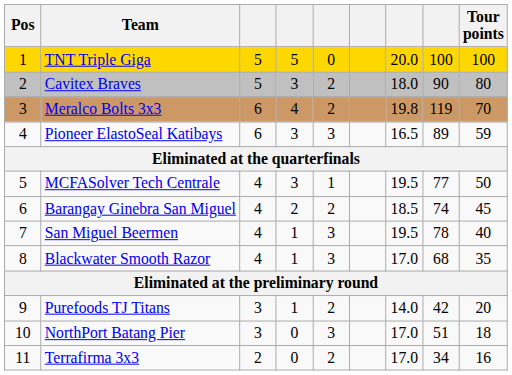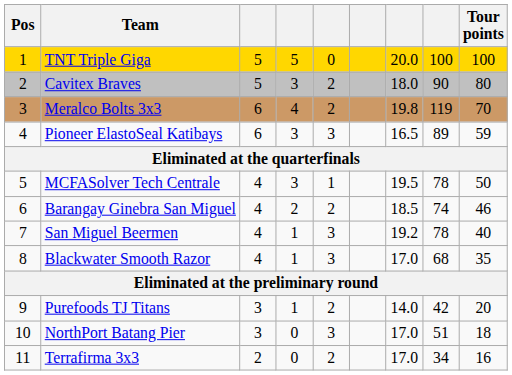(441, 183) 77 -> (441, 183) 78
(483, 208) 45 -> (483, 208) 46
(404, 233) 19.5 -> (404, 233) 19.2
